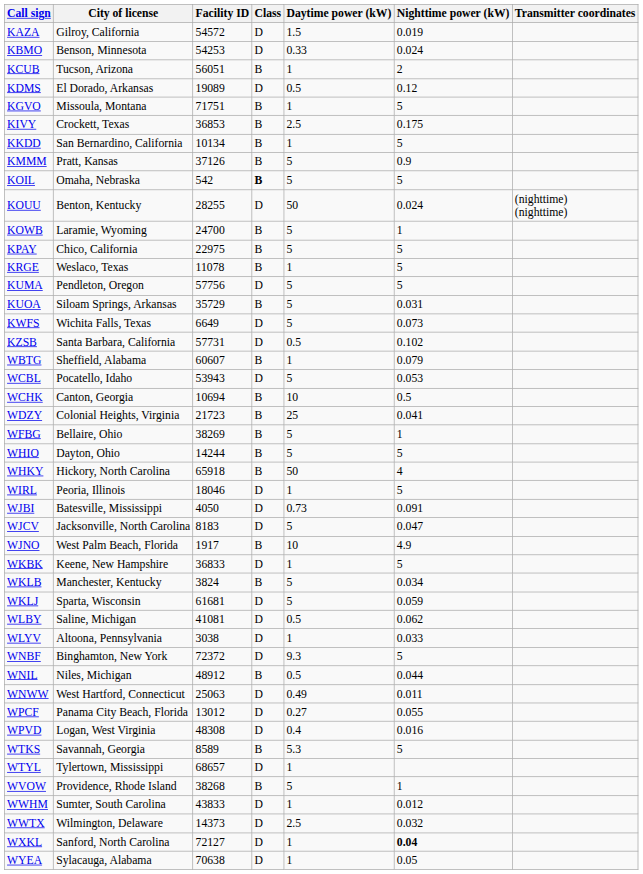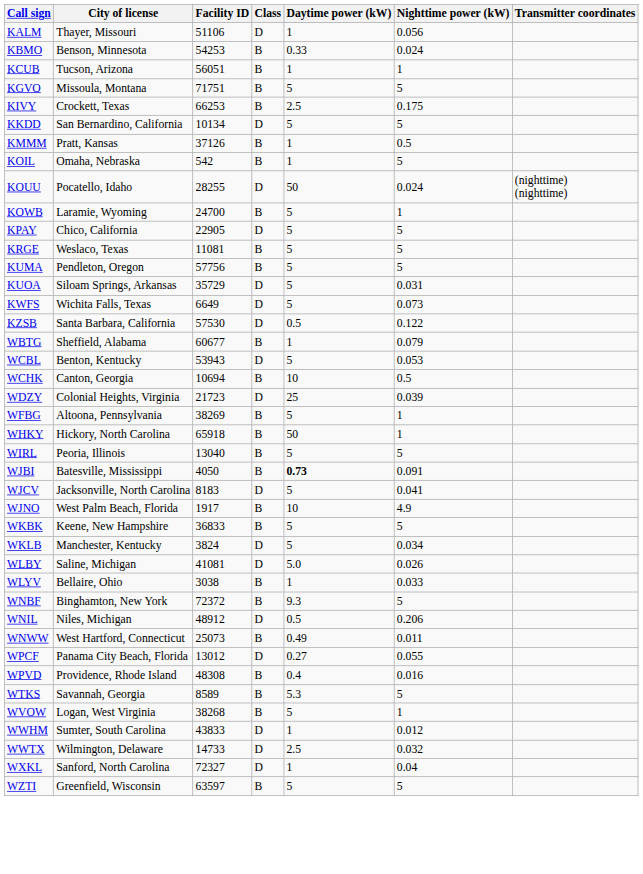+ row: (24, 32)
- row: (23, 32)
(259, 50) D -> (258, 50) B
(400, 69) 2 -> (400, 69) 1
- row: (24, 87)
(289, 106) 1 -> (289, 87) 5
(210, 124) 36853 -> (210, 106) 66253
(258, 143) B -> (259, 124) D
(289, 143) 1 -> (289, 124) 5
(289, 161) 5 -> (289, 143) 1
(404, 161) 0.9 -> (404, 143) 0.5
(258, 180) bold -> (258, 161) normal
(289, 180) 5 -> (289, 161) 1
(99, 205) Benton, Kentucky -> (94, 187) Pocatello, Idaho
(210, 249) 22975 -> (210, 230) 22905
(258, 249) B -> (259, 230) D
(210, 267) 11078 -> (210, 249) 11081
(289, 267) 1 -> (289, 249) 5
(259, 286) D -> (258, 267) B
(258, 304) B -> (259, 286) D
(210, 341) 57731 -> (210, 323) 57530
(410, 341) 0.102 -> (410, 323) 0.122
(210, 360) 60607 -> (210, 341) 60677
(94, 378) Pocatello, Idaho -> (99, 360) Benton, Kentucky
(258, 415) B -> (259, 397) D
(410, 415) 0.041 -> (410, 397) 0.039
(89, 434) Bellaire, Ohio -> (109, 415) Altoona, Pennsylvania
- row: (23, 452)
(400, 471) 4 -> (400, 434) 1
(210, 489) 18046 -> (210, 452) 13040
(259, 489) D -> (258, 452) B
(289, 489) 1 -> (289, 452) 5
(259, 508) D -> (258, 471) B
(297, 508) normal -> (297, 471) bold
(410, 527) 0.047 -> (410, 489) 0.041
(259, 564) D -> (258, 527) B
(289, 564) 1 -> (289, 527) 5
(258, 582) B -> (259, 545) D
- row: (23, 601)
(294, 619) 0.5 -> (294, 564) 5.0
(410, 619) 0.062 -> (410, 564) 0.026
(109, 638) Altoona, Pennsylvania -> (89, 582) Bellaire, Ohio
(259, 638) D -> (258, 582) B
(259, 656) D -> (258, 601) B
(258, 675) B -> (259, 619) D
(410, 675) 0.044 -> (410, 619) 0.206
(210, 693) 25063 -> (210, 638) 25073
(259, 693) D -> (258, 638) B
(106, 730) Logan, West Virginia -> (116, 675) Providence, Rhode Island
(259, 730) D -> (258, 675) B
- row: (24, 767)
(116, 786) Providence, Rhode Island -> (106, 712) Logan, West Virginia
(210, 823) 14373 -> (210, 749) 14733
(210, 841) 72127 -> (210, 767) 72327
(407, 841) bold -> (407, 767) normal
- row: (25, 860)
+ row: (22, 786)
